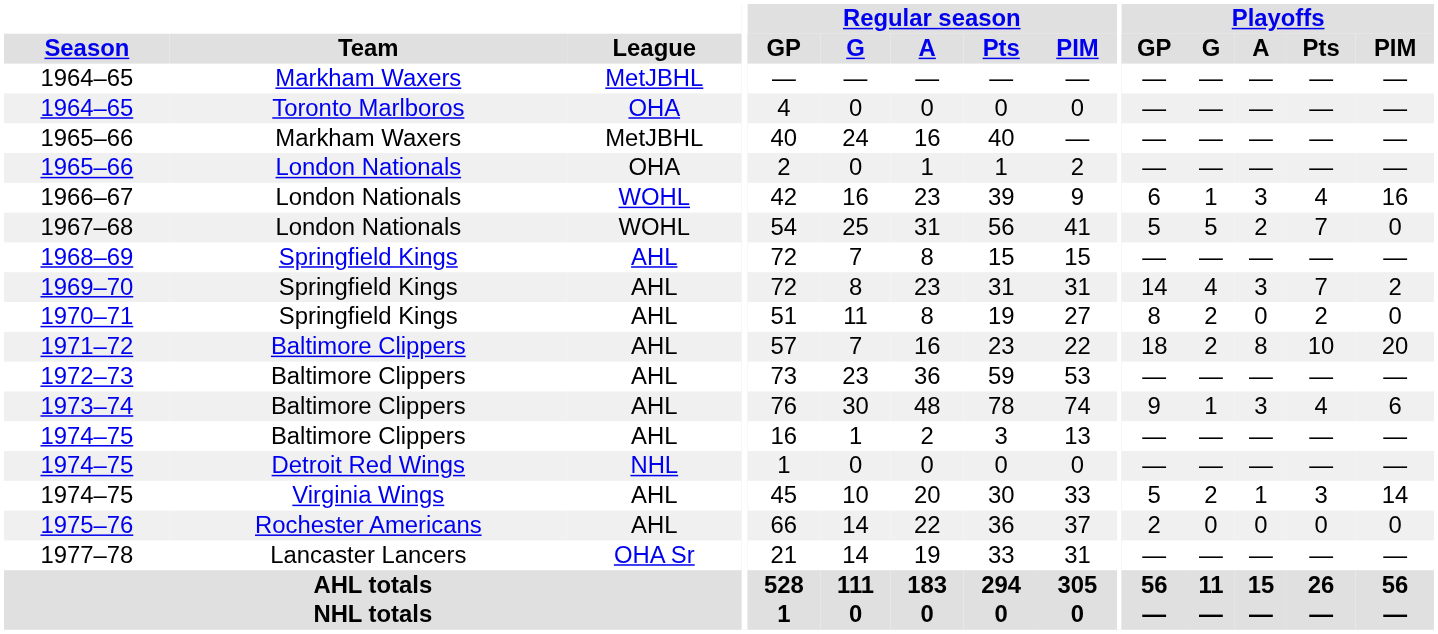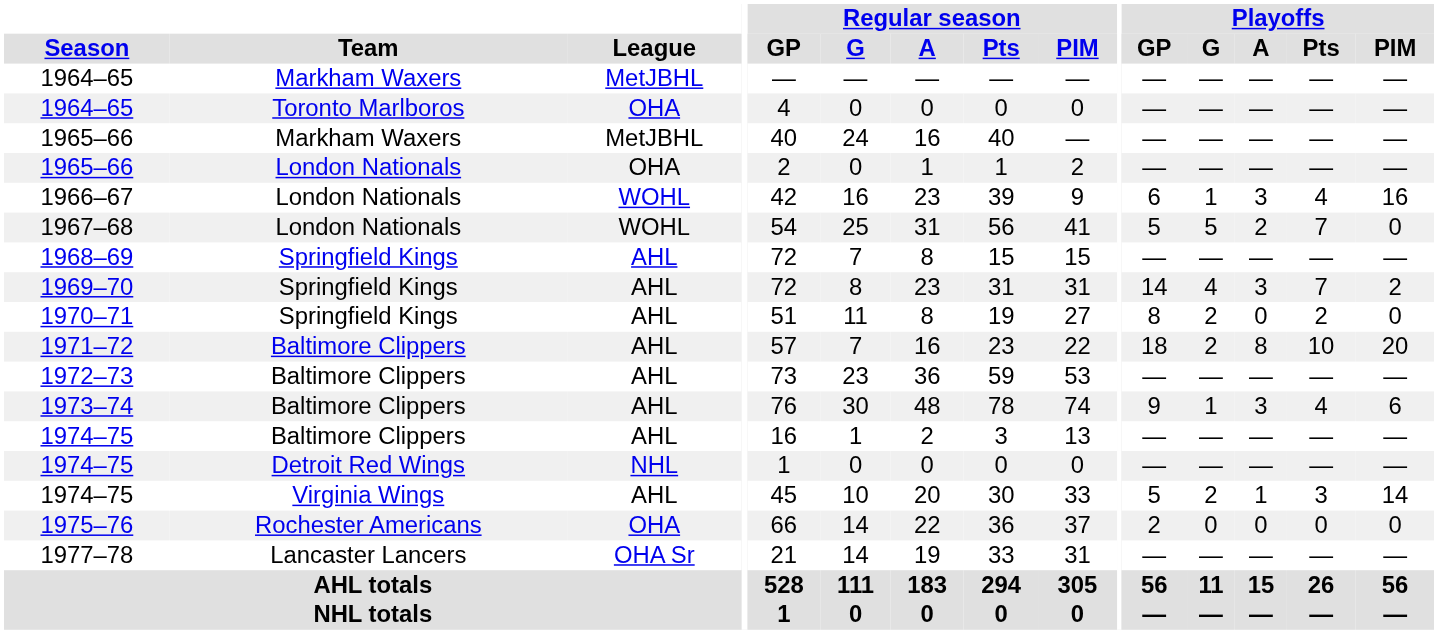(654, 525) AHL -> (654, 525) OHA
